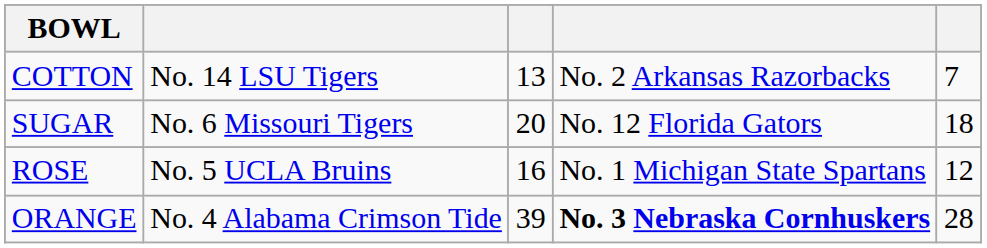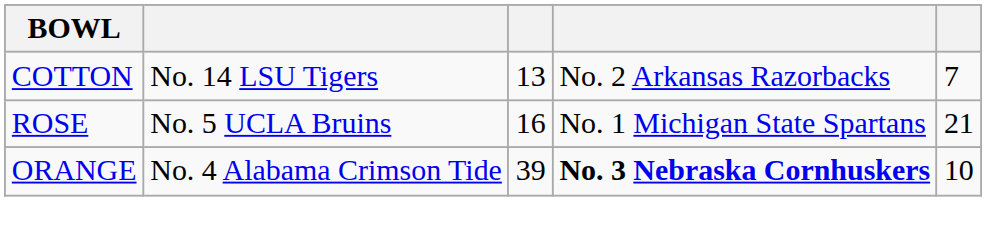- row: (63, 123)
(959, 170) 12 -> (959, 123) 21
(959, 218) 28 -> (959, 170) 10
